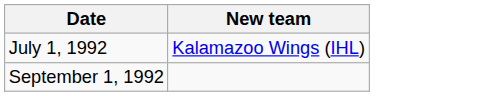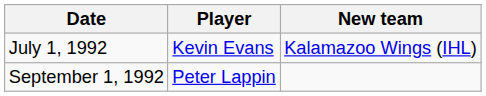+ column: (224, 18)
